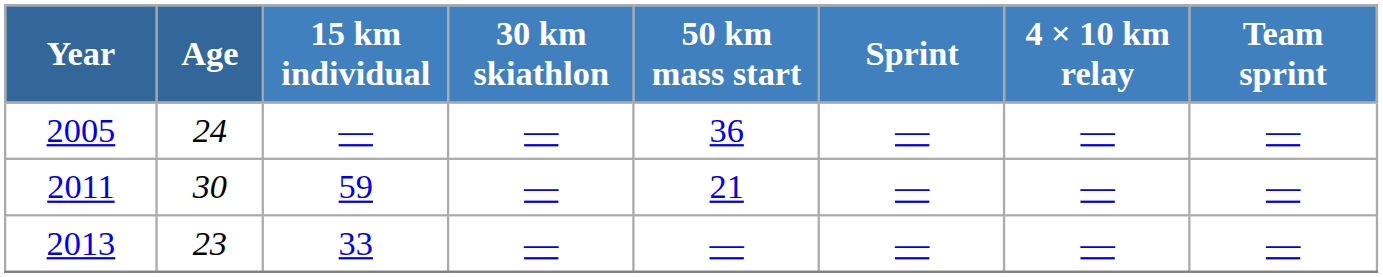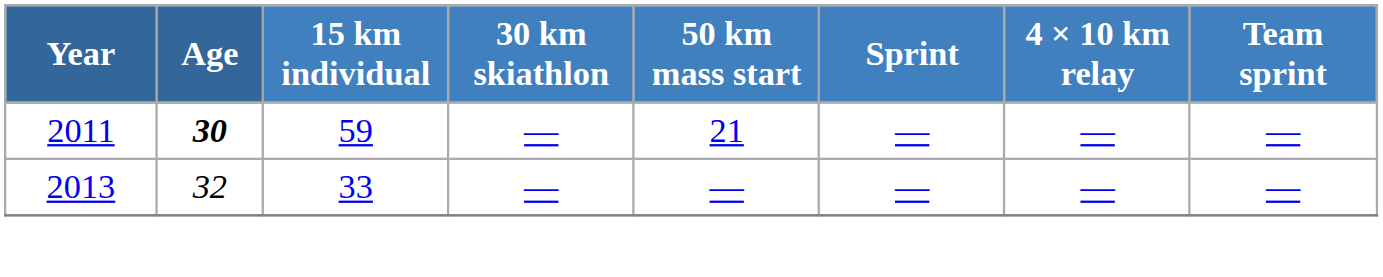- row: (81, 130)
(210, 186) normal -> (210, 130) bold
(210, 243) 23 -> (210, 186) 32
